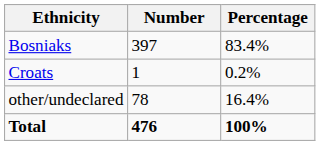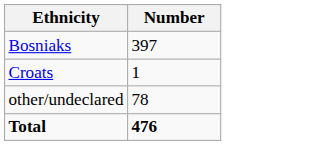- column: (268, 18)
